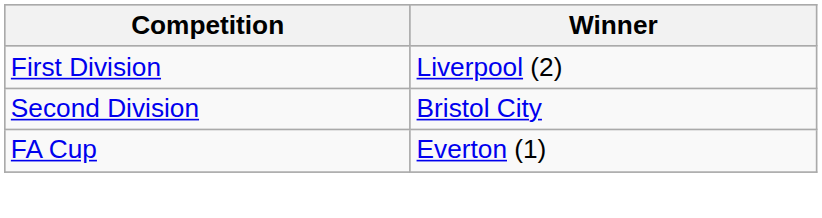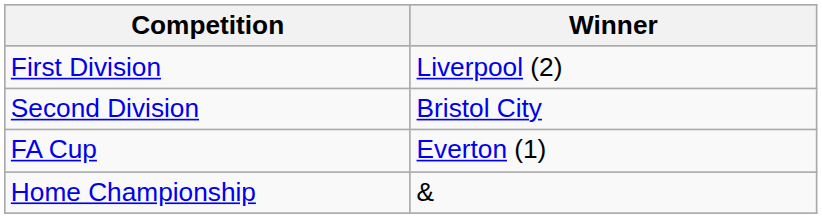+ row: (133, 191)
